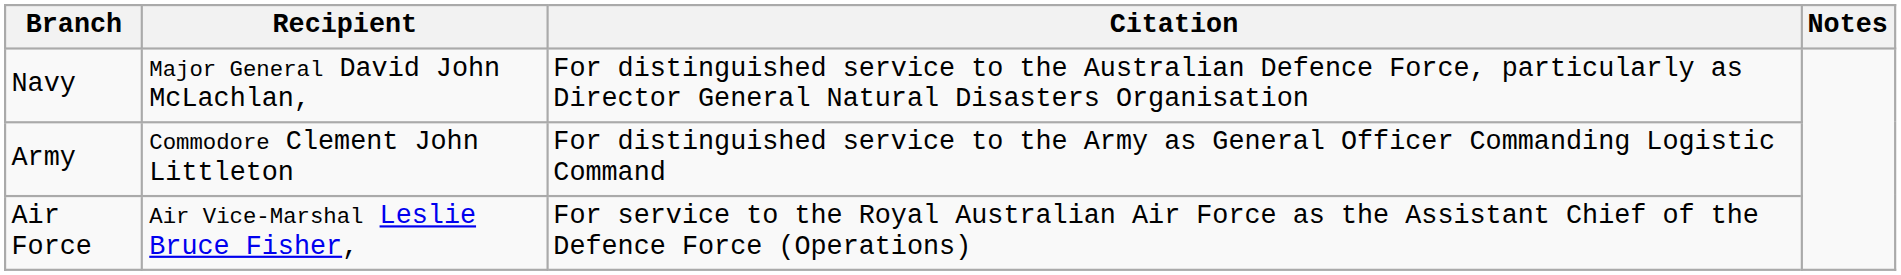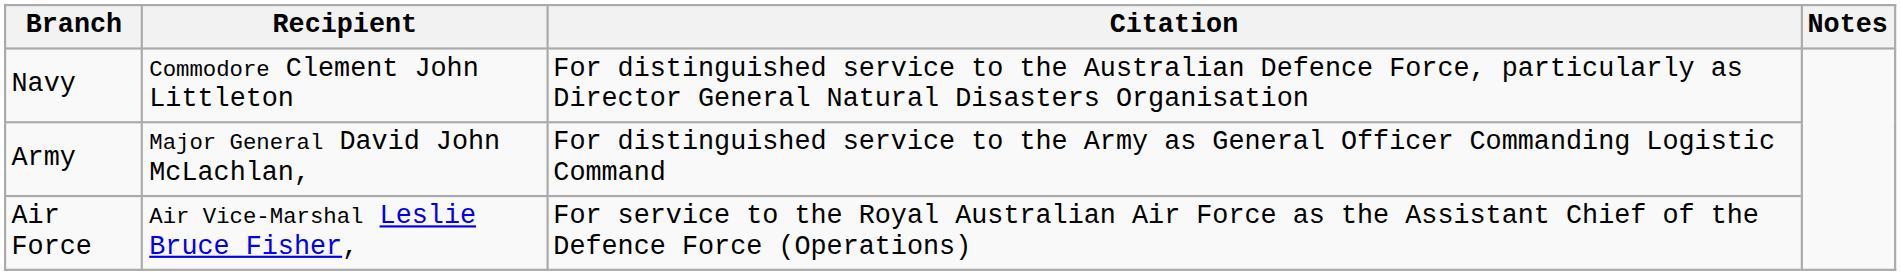(325, 86) Major General David John McLachlan, -> (314, 86) Commodore Clement John Littleton
(314, 159) Commodore Clement John Littleton -> (325, 159) Major General David John McLachlan,
